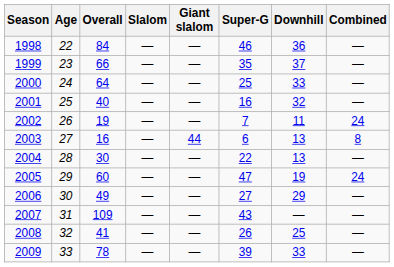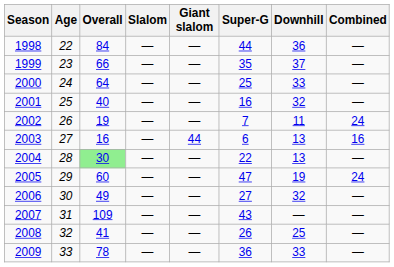(245, 45) 46 -> (245, 45) 44
(358, 139) 8 -> (358, 139) 16
(103, 158) no background -> (103, 158) lightgreen background
(299, 196) 29 -> (299, 196) 32
(245, 252) 39 -> (245, 252) 36
